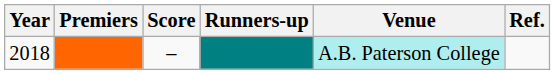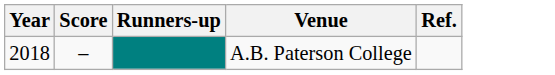- column: (99, 20)
(409, 52) paleturquoise background -> (321, 52) no background
